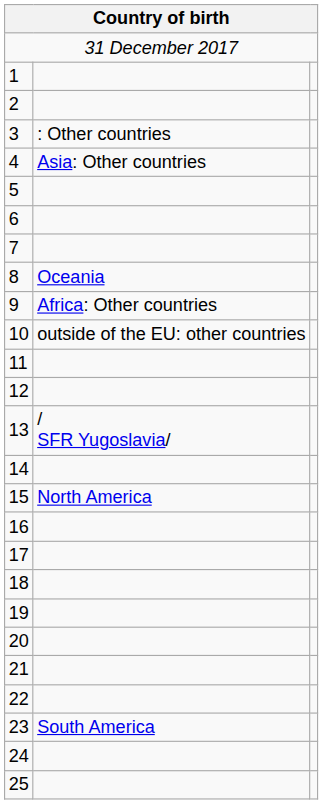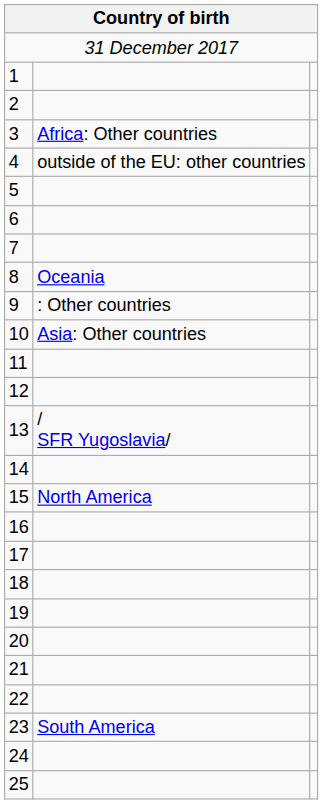(104, 133) : Other countries -> (127, 133) Africa: Other countries
(122, 162) Asia: Other countries -> (171, 162) outside of the EU: other countries
(127, 305) Africa: Other countries -> (104, 305) : Other countries
(171, 334) outside of the EU: other countries -> (122, 334) Asia: Other countries
